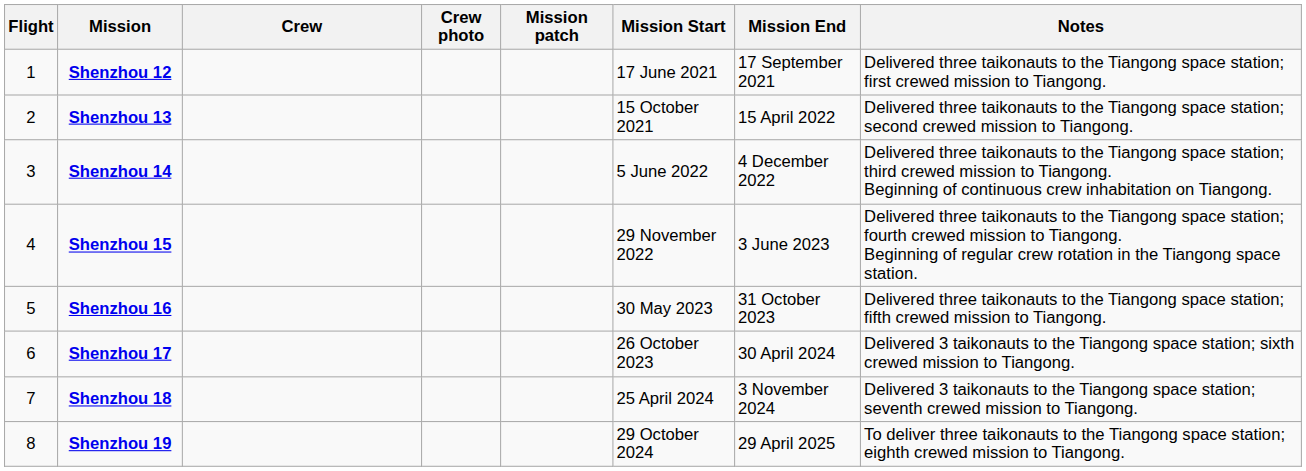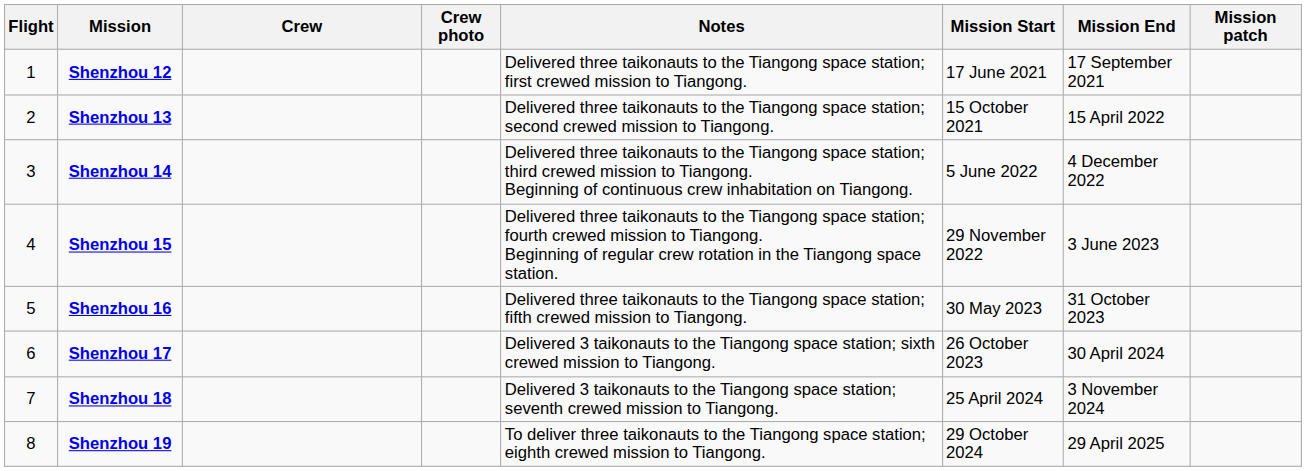columns swapped: (557, 27) <-> (1081, 27)
